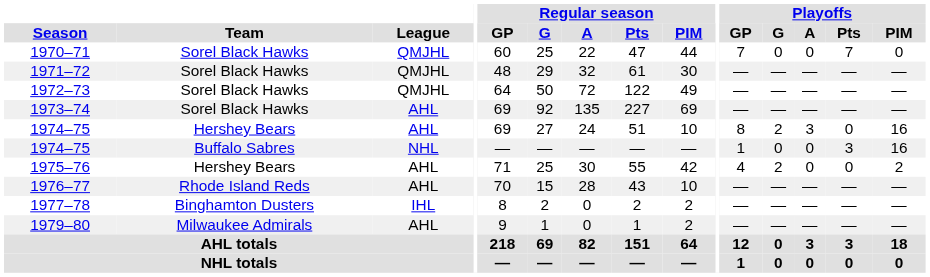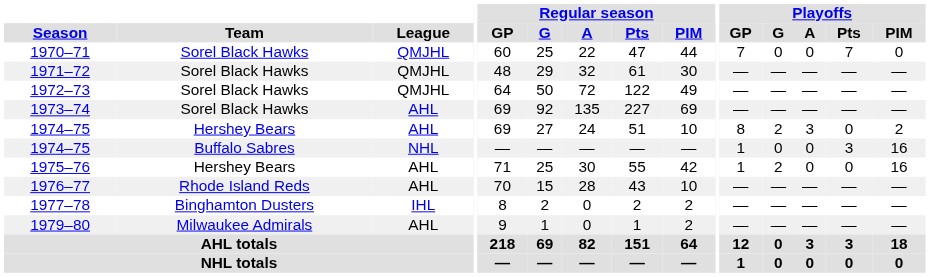(899, 128) 16 -> (899, 128) 2
(741, 167) 4 -> (741, 167) 1
(899, 167) 2 -> (899, 167) 16
